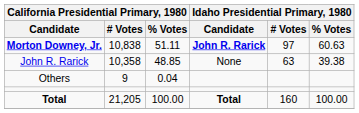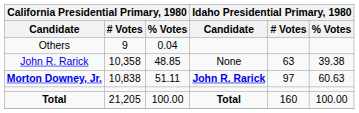rows swapped: (54, 45) <-> (54, 78)
